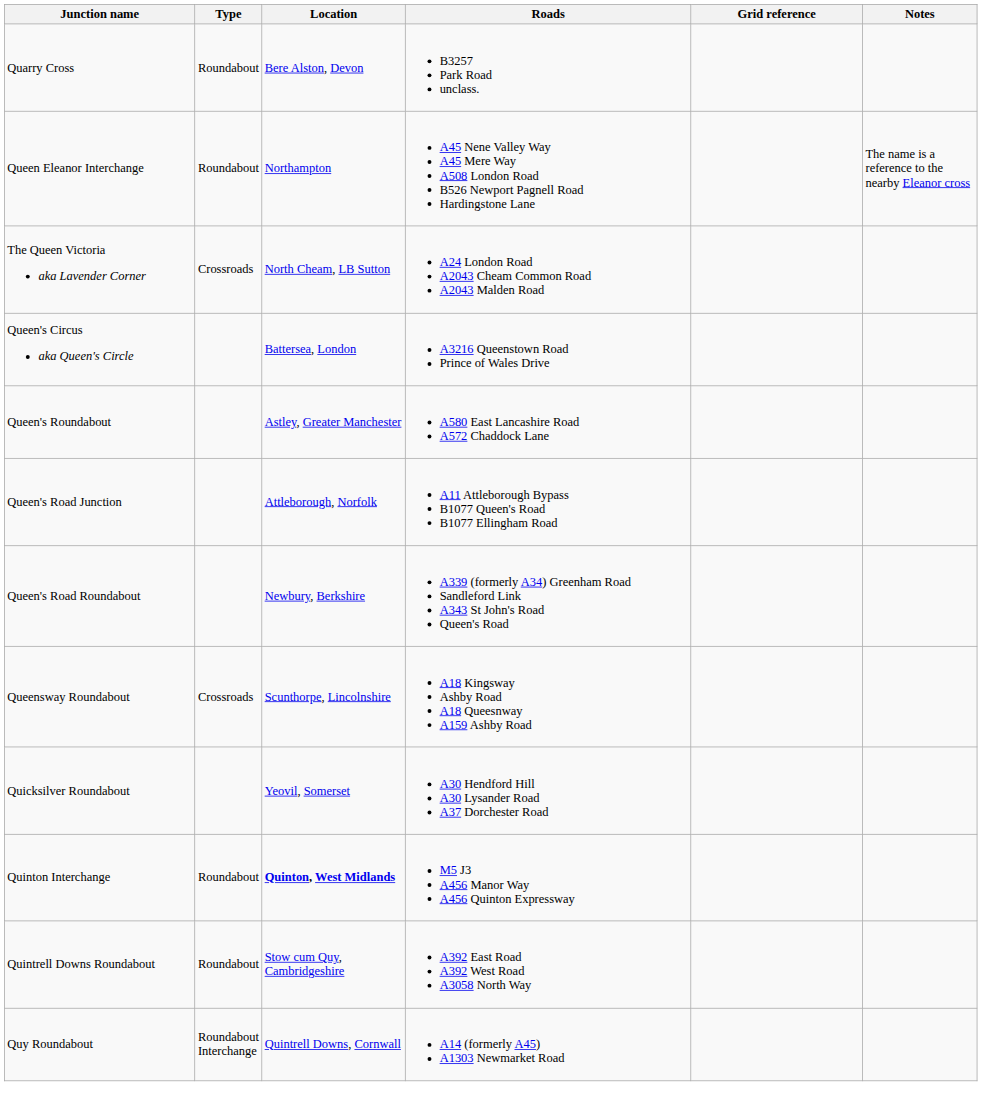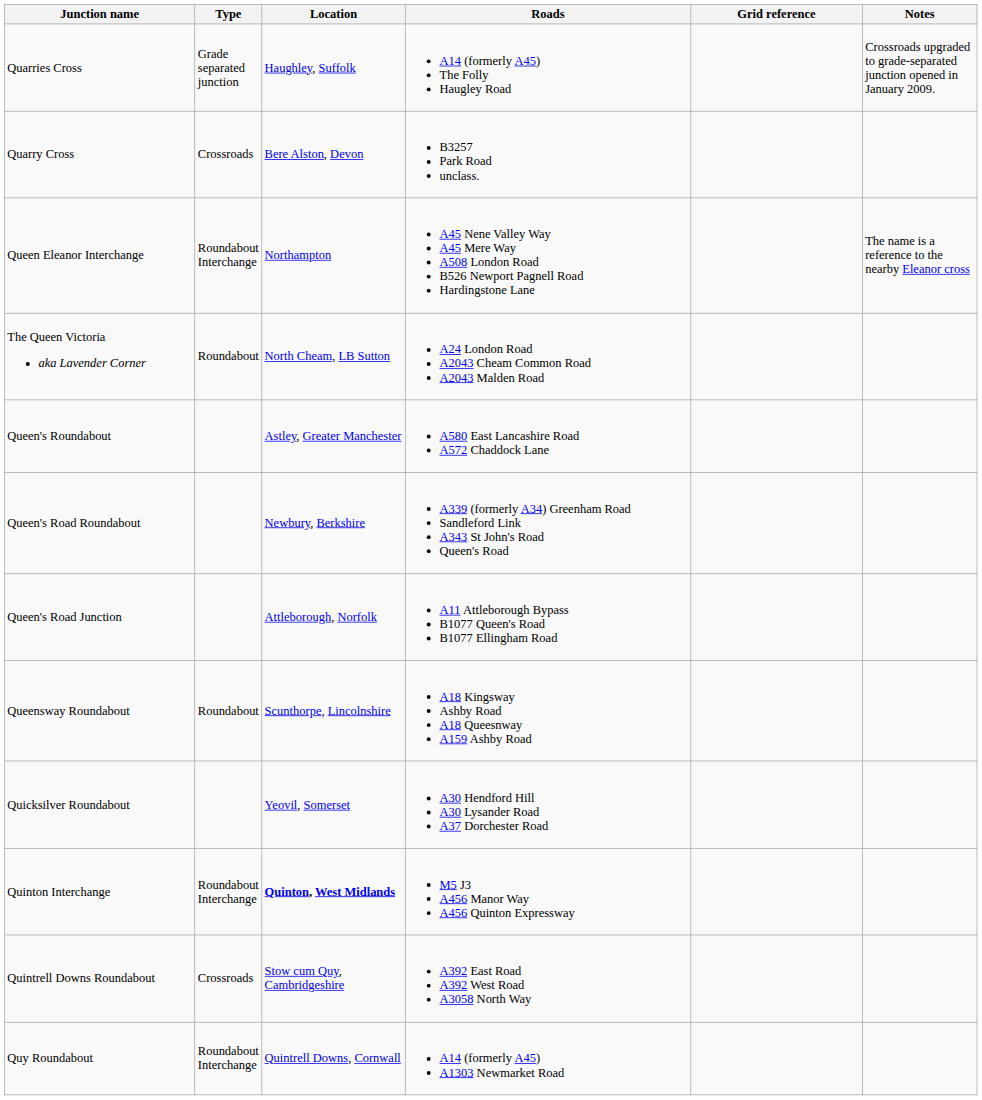+ row: (45, 67)
(228, 67) Roundabout -> (226, 154) Crossroads
(228, 168) Roundabout -> (228, 255) Roundabout Interchange
(226, 269) Crossroads -> (228, 356) Roundabout
- row: (100, 343)
rows swapped: (65, 502) <-> (74, 595)
(226, 696) Crossroads -> (228, 710) Roundabout
(228, 877) Roundabout -> (228, 891) Roundabout Interchange
(228, 964) Roundabout -> (226, 978) Crossroads
